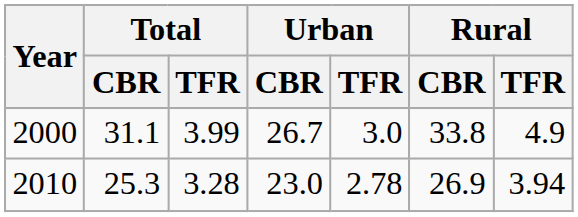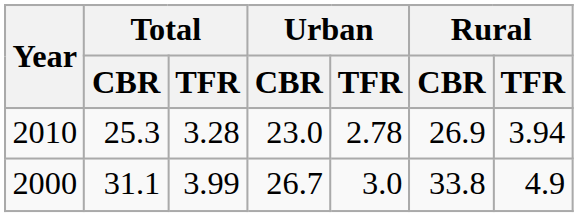rows swapped: (45, 132) <-> (45, 183)
